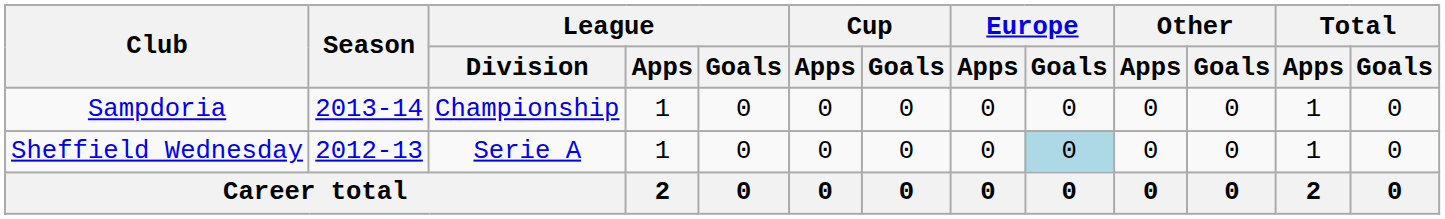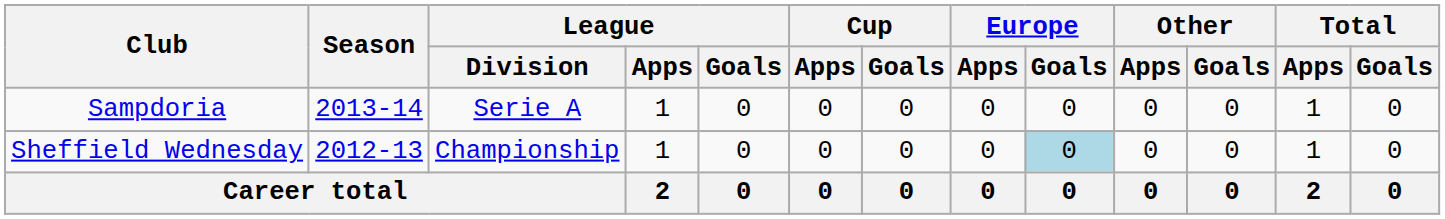(527, 109) Championship -> (527, 109) Serie A
(527, 151) Serie A -> (527, 151) Championship
